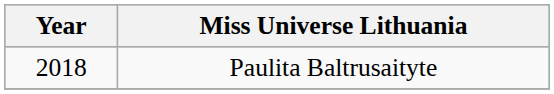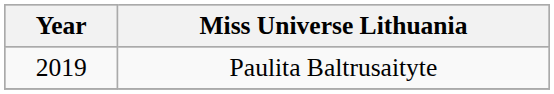(61, 67) 2018 -> (61, 67) 2019
